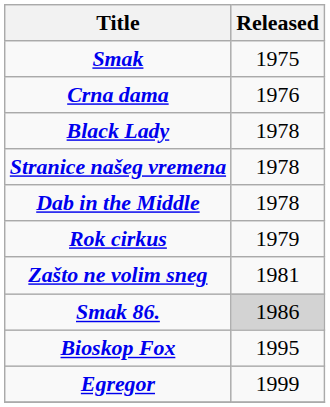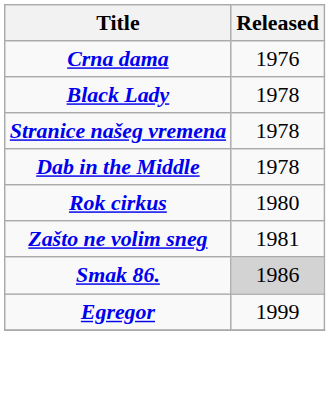- row: (118, 58)
(278, 239) 1979 -> (278, 203) 1980
- row: (118, 347)
